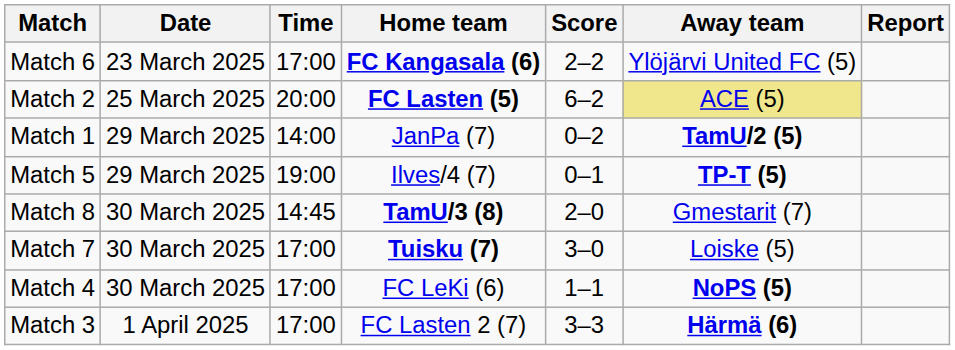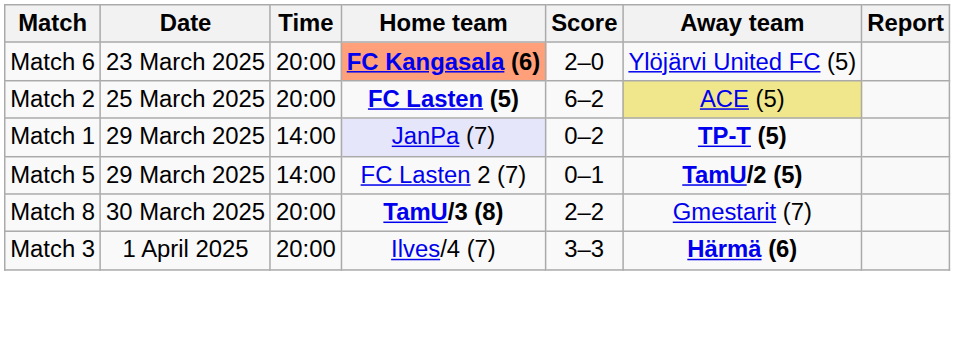(306, 61) 17:00 -> (306, 61) 20:00
(443, 61) no background -> (443, 61) lightsalmon background
(584, 61) 2–2 -> (584, 61) 2–0
(443, 136) no background -> (443, 136) lavender background
(742, 136) TamU/2 (5) -> (742, 136) TP-T (5)
(306, 174) 19:00 -> (306, 174) 14:00
(443, 174) Ilves/4 (7) -> (443, 174) FC Lasten 2 (7)
(742, 174) TP-T (5) -> (742, 174) TamU/2 (5)
(306, 212) 14:45 -> (306, 212) 20:00
(584, 212) 2–0 -> (584, 212) 2–2
- row: (53, 250)
- row: (53, 288)
(306, 325) 17:00 -> (306, 250) 20:00
(443, 325) FC Lasten 2 (7) -> (443, 250) Ilves/4 (7)
